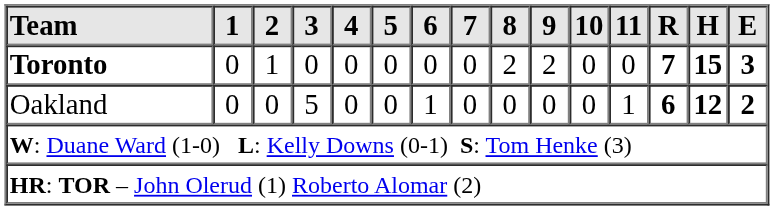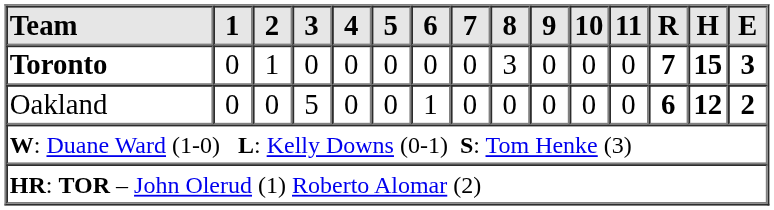(510, 64) 2 -> (510, 64) 3
(549, 64) 2 -> (549, 64) 0
(629, 104) 1 -> (629, 104) 0
